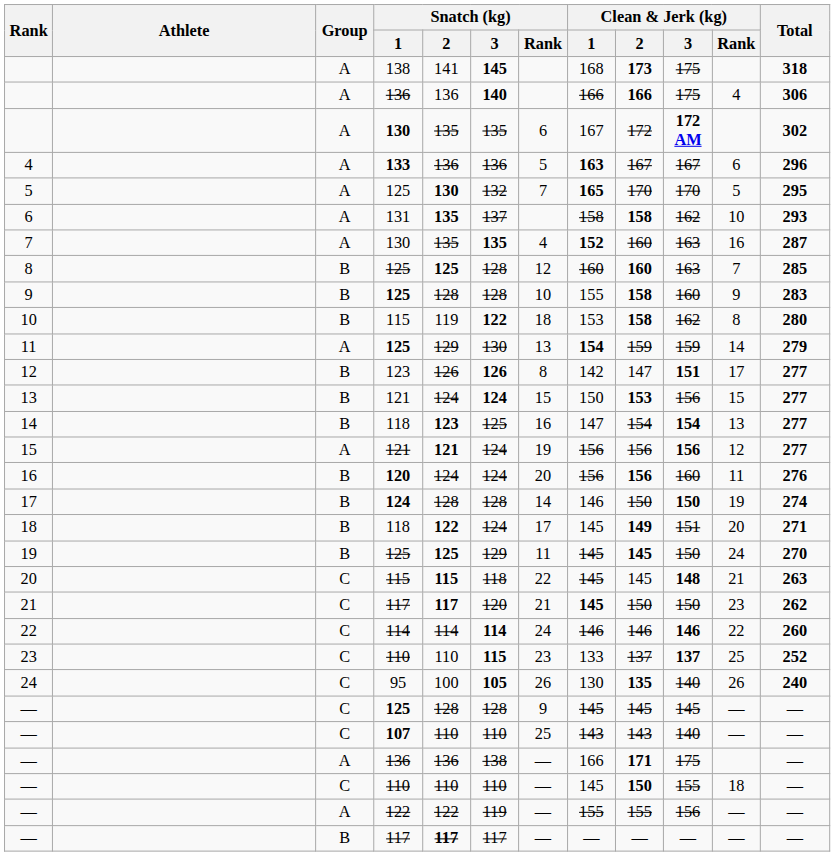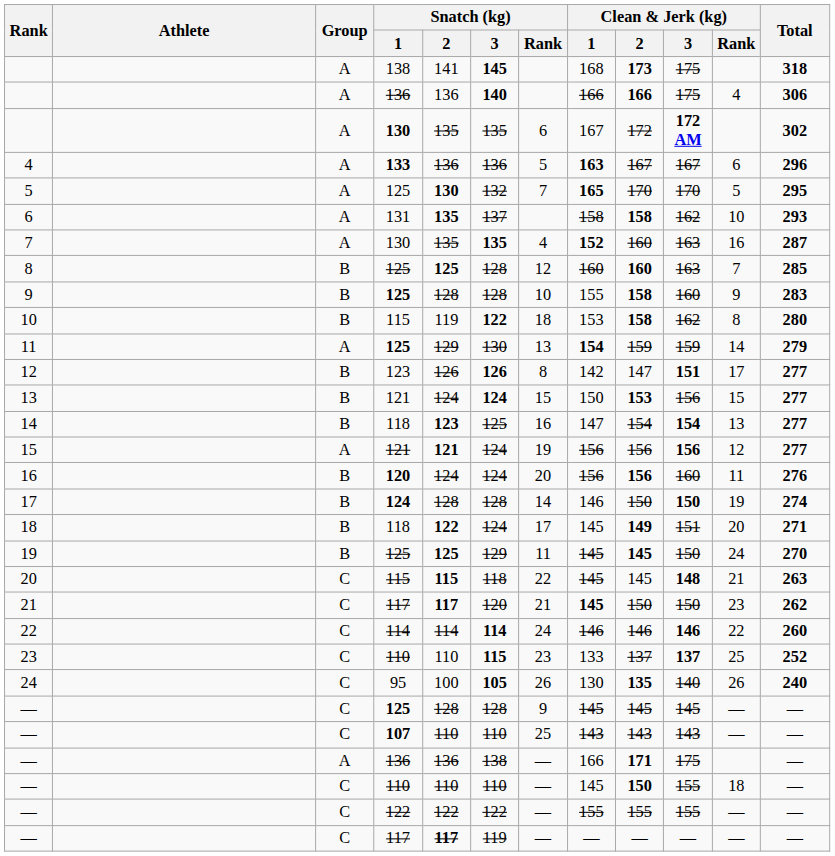(688, 734) 140 -> (688, 734) 143
(345, 812) A -> (345, 812) C
(495, 812) 119 -> (495, 812) 122
(688, 812) 156 -> (688, 812) 155
(345, 838) B -> (345, 838) C
(495, 838) 117 -> (495, 838) 119
